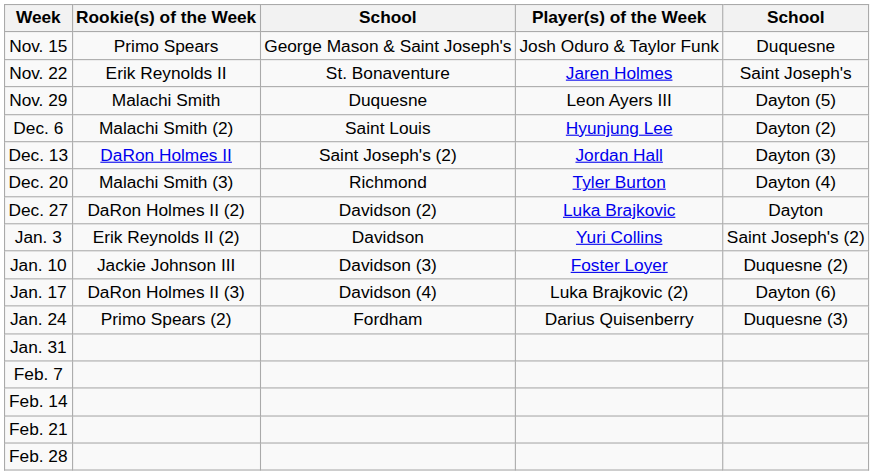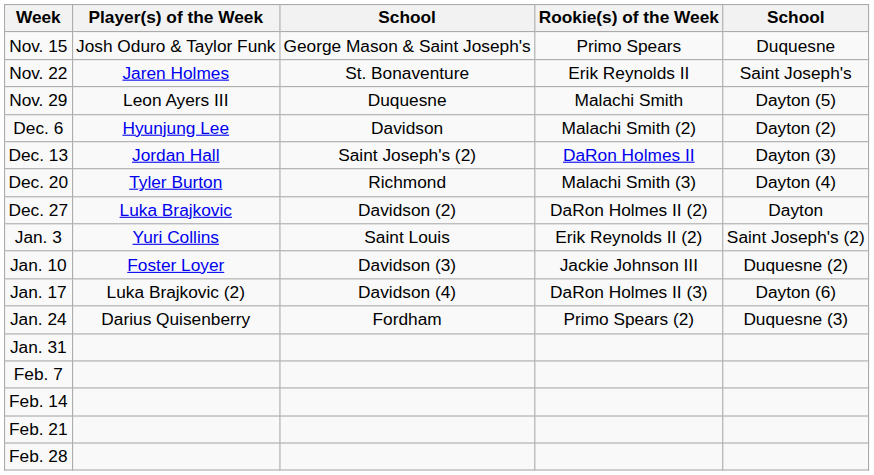columns swapped: (619, 18) <-> (166, 18)
(388, 127) Saint Louis -> (407, 127) Davidson
(388, 237) Davidson -> (407, 237) Saint Louis
